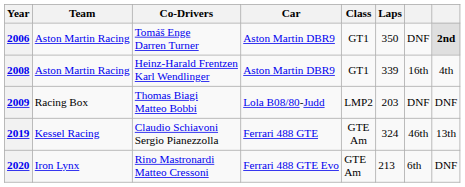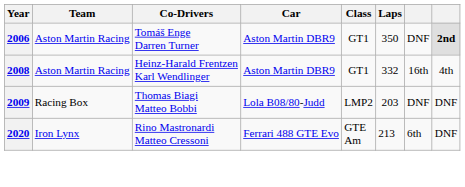(390, 71) 339 -> (390, 71) 332
- row: (18, 134)
